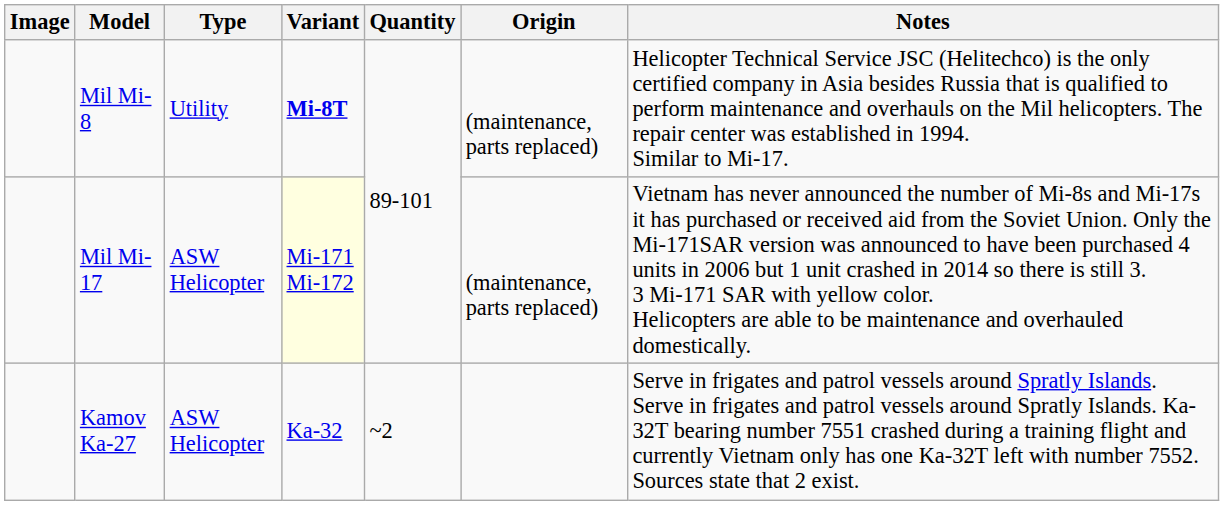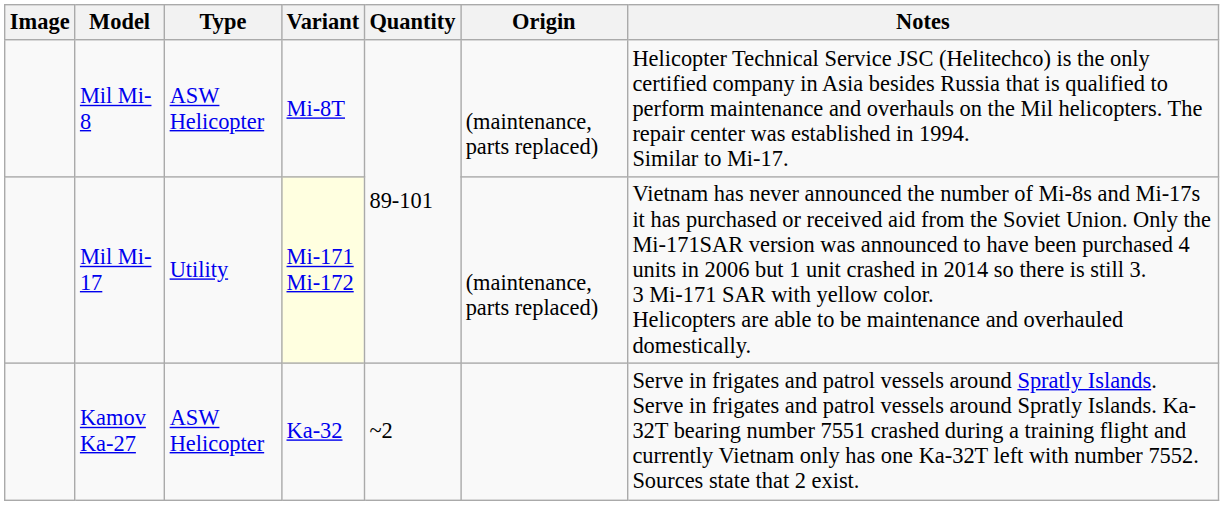(199, 108) Utility -> (217, 108) ASW Helicopter
(317, 108) bold -> (316, 108) normal
(217, 269) ASW Helicopter -> (199, 269) Utility
